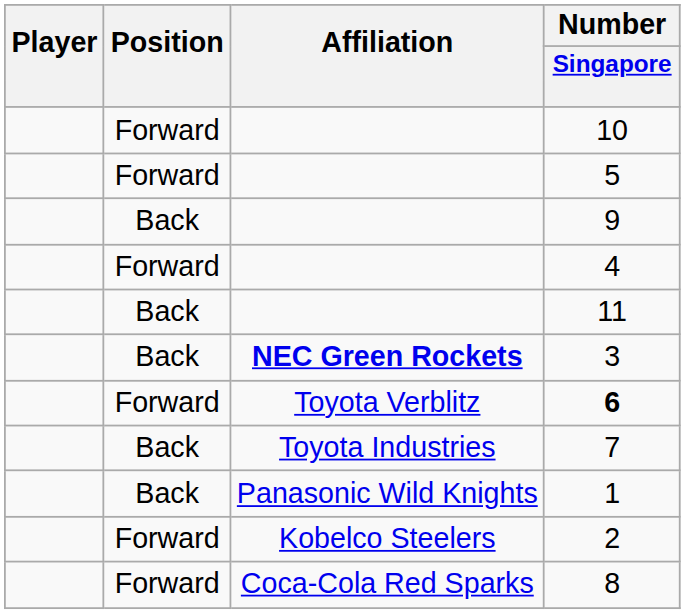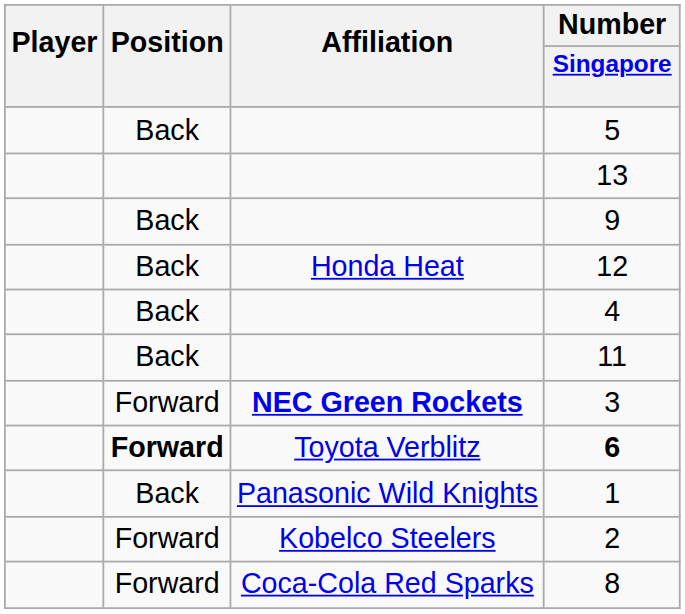- row: (612, 129)
(167, 175) Forward -> (167, 129) Back
+ row: (612, 175)
+ row: (612, 266)
(167, 266) Forward -> (167, 311) Back
(167, 357) Back -> (167, 402) Forward
(167, 402) normal -> (167, 447) bold
- row: (612, 447)
